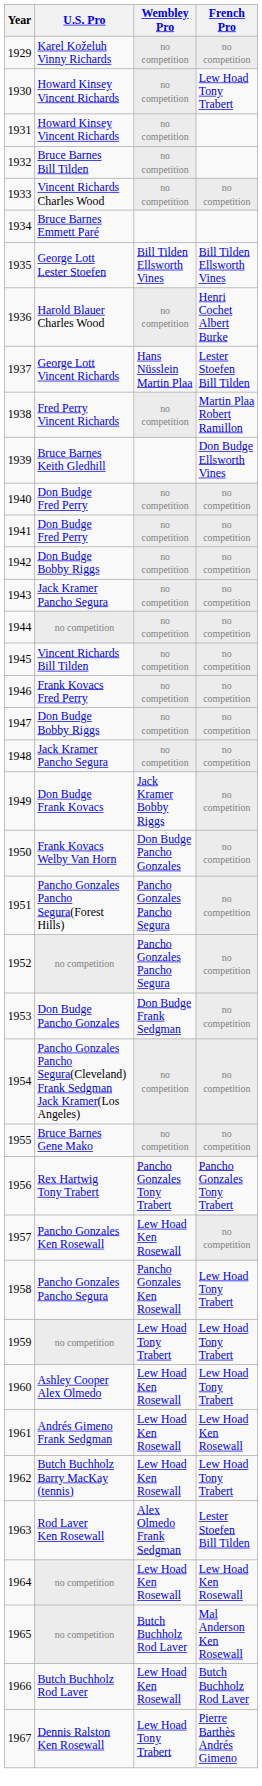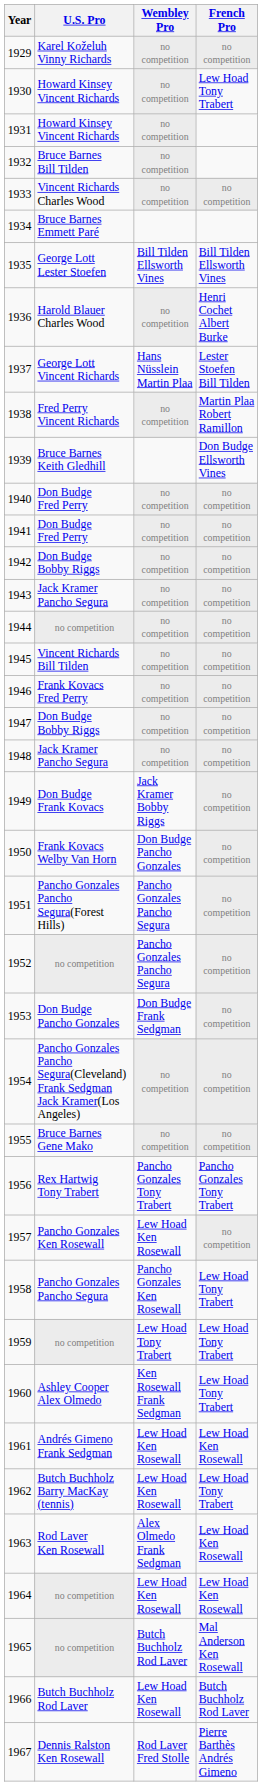(162, 1387) Lew Hoad Ken Rosewall -> (159, 1393) Ken Rosewall Frank Sedgman
(224, 1530) Lester Stoefen Bill Tilden -> (224, 1543) Lew Hoad Ken Rosewall
(162, 1738) Lew Hoad Tony Trabert -> (163, 1751) Rod Laver Fred Stolle
